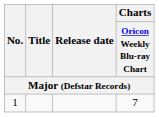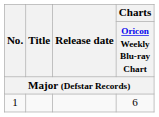(135, 103) 7 -> (135, 103) 6
